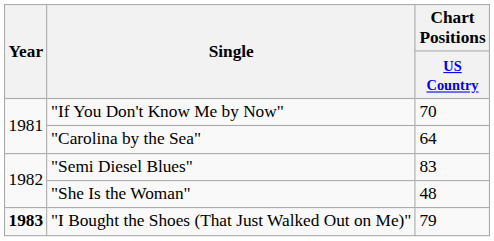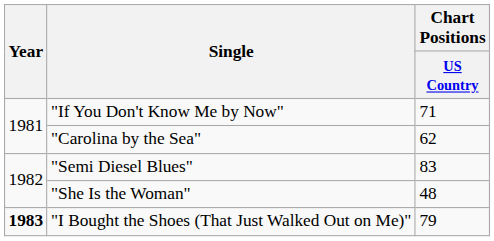(428, 111) 70 -> (428, 111) 71
(428, 139) 64 -> (428, 139) 62
